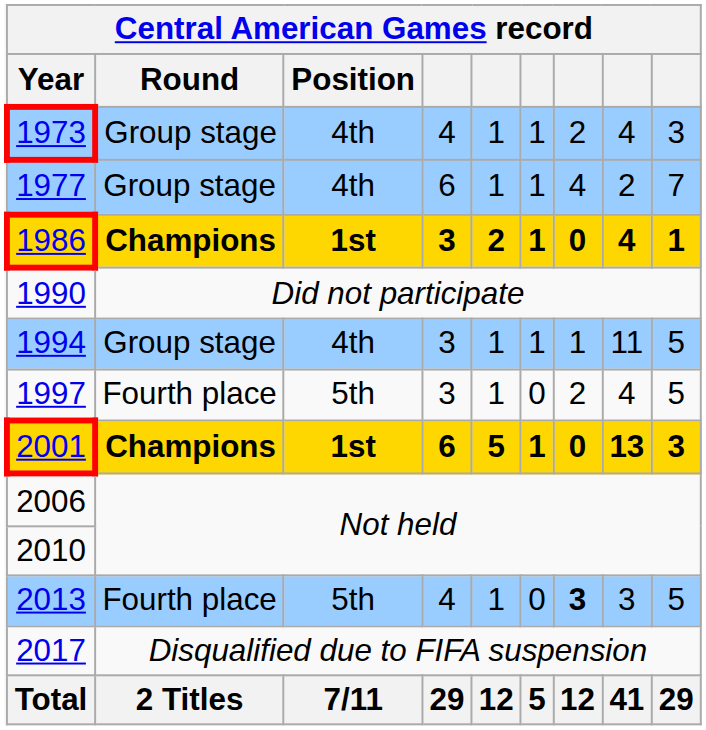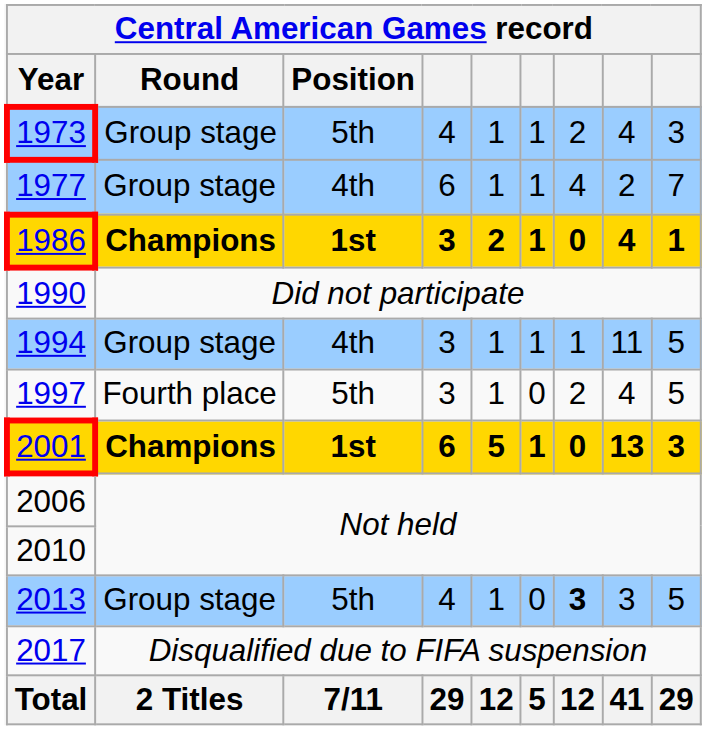(353, 132) 4th -> (353, 132) 5th
(190, 599) Fourth place -> (190, 599) Group stage
